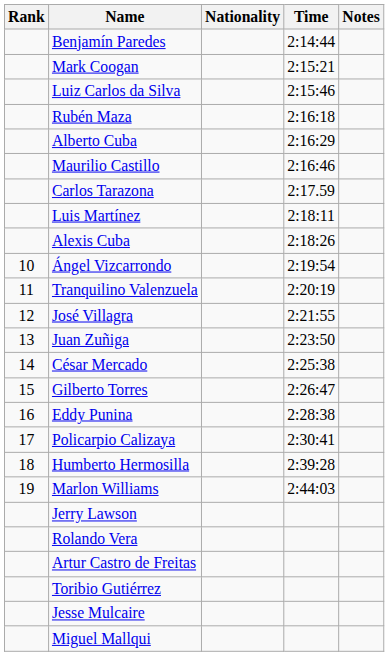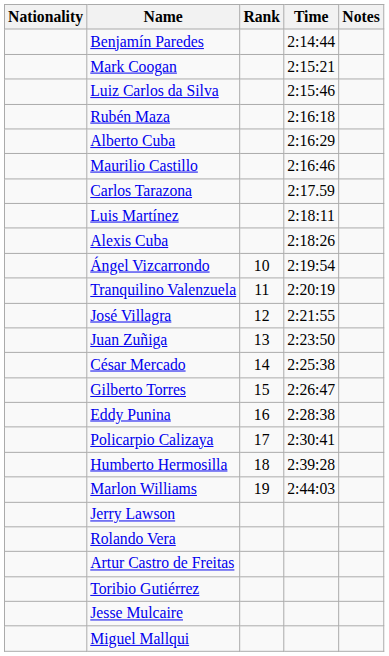columns swapped: (26, 16) <-> (243, 16)
